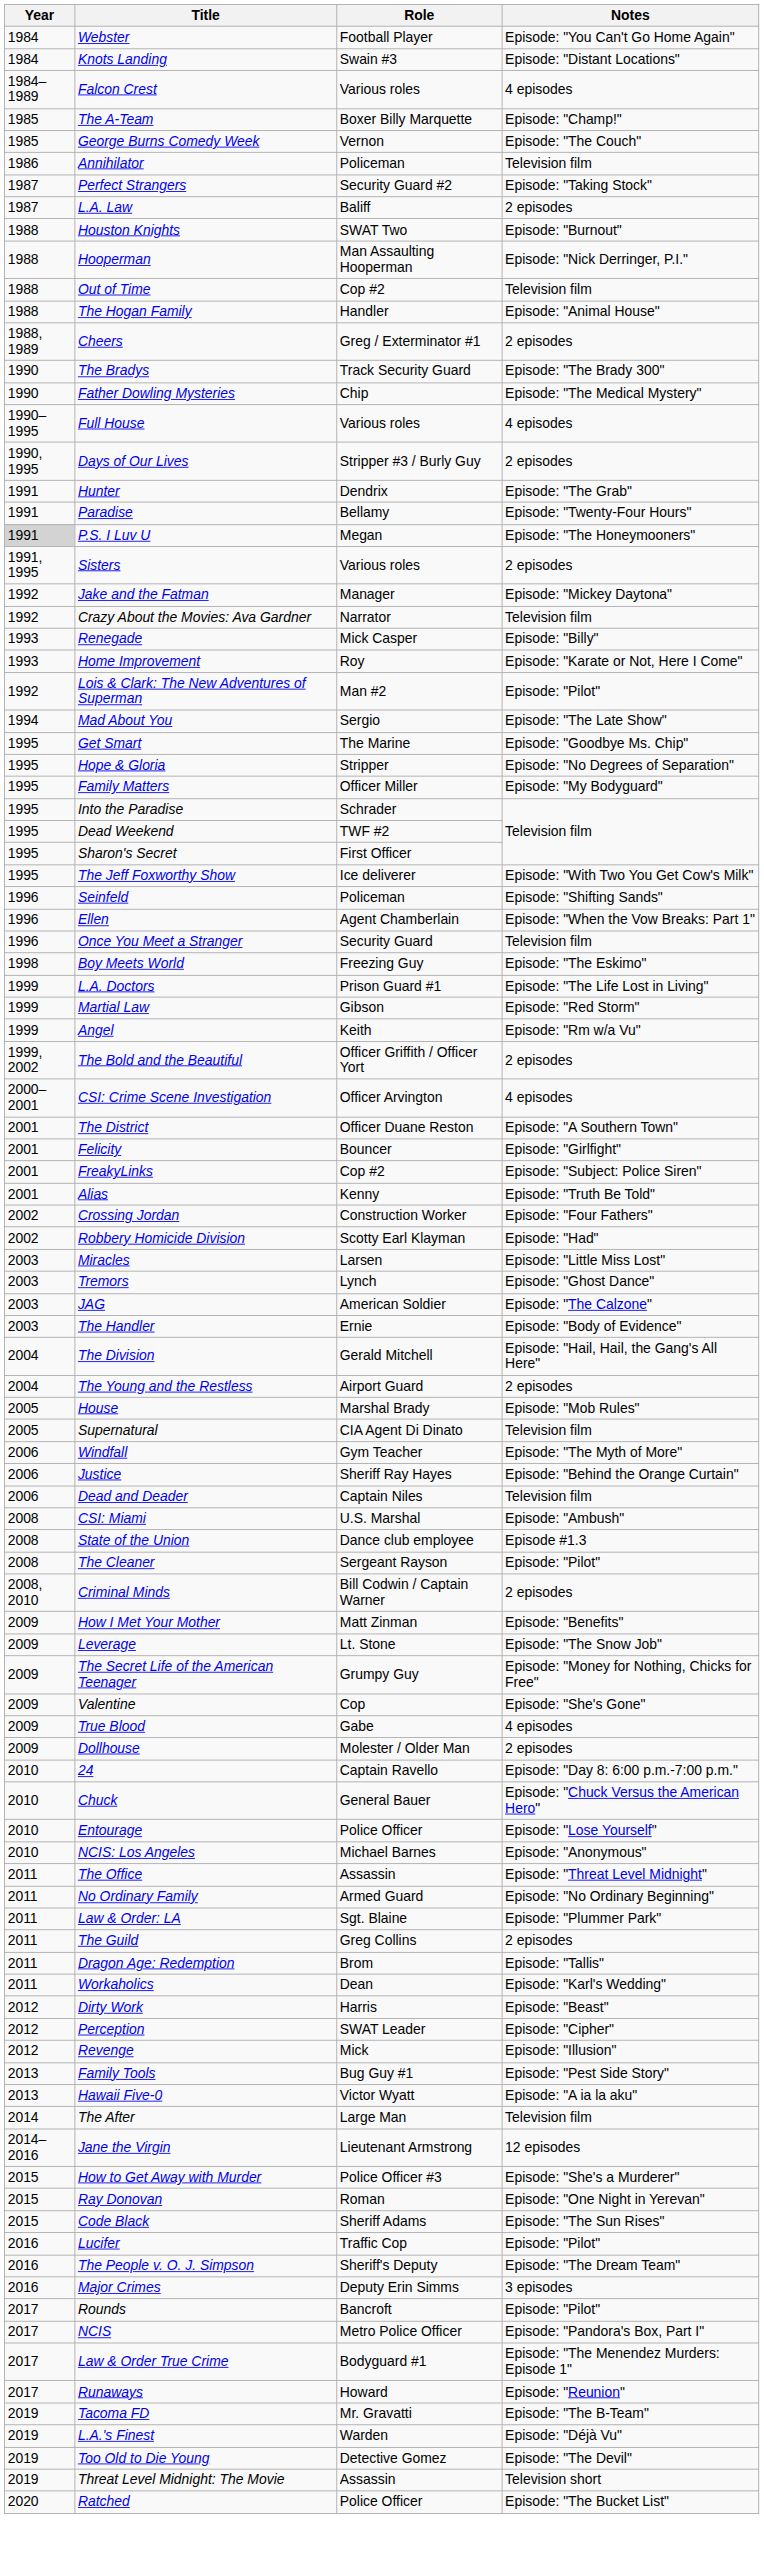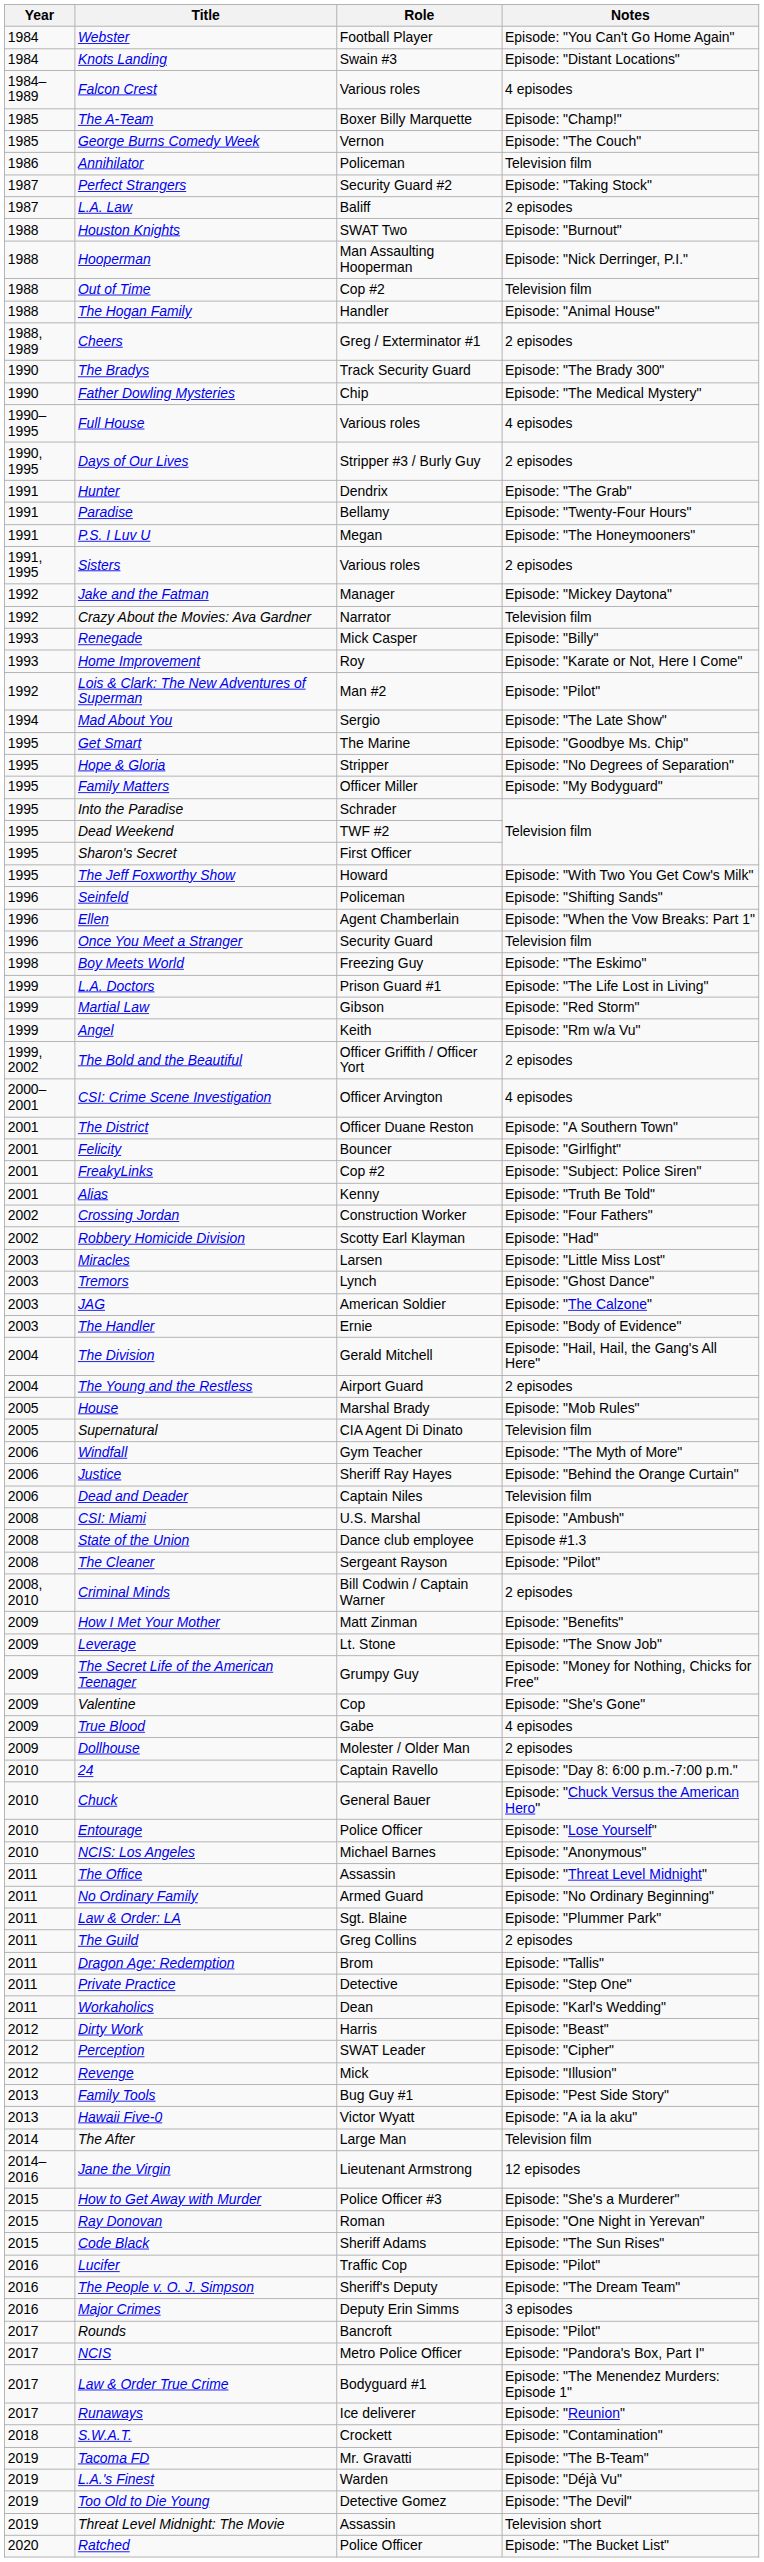(23, 535) lightgrey background -> (23, 535) no background
(378, 875) Ice deliverer -> (364, 875) Howard
+ row: (127, 1985)
(364, 2391) Howard -> (378, 2413) Ice deliverer
+ row: (105, 2435)
